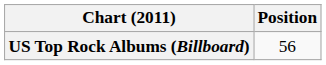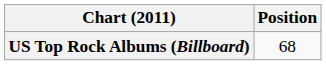(287, 45) 56 -> (287, 45) 68
